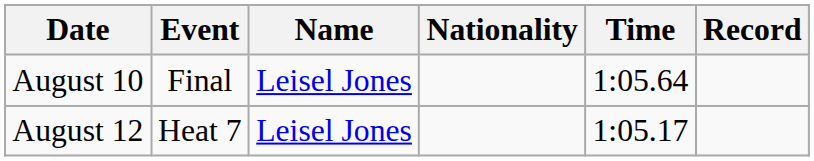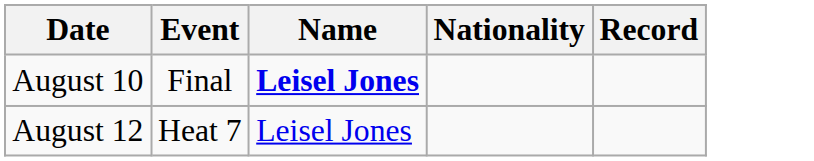- column: (640, 29)
(334, 79) normal -> (338, 79) bold
